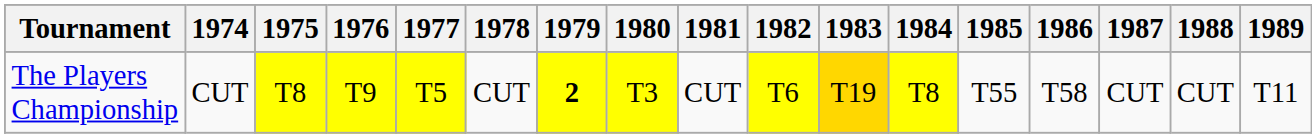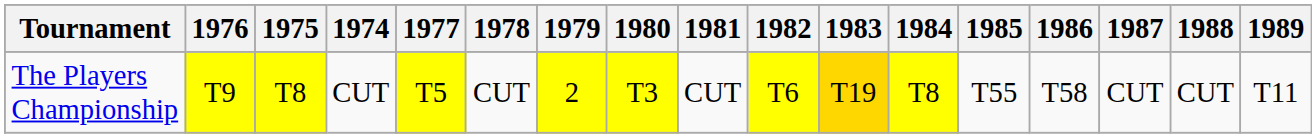columns swapped: (220, 28) <-> (361, 28)
(572, 92) bold -> (572, 92) normal
